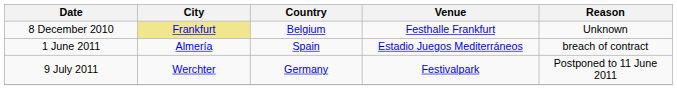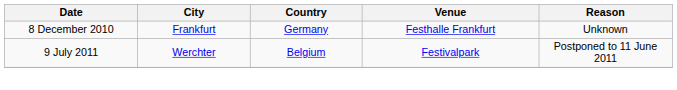(194, 30) khaki background -> (194, 30) no background
(306, 30) Belgium -> (306, 30) Germany
- row: (71, 47)
(306, 70) Germany -> (306, 53) Belgium
